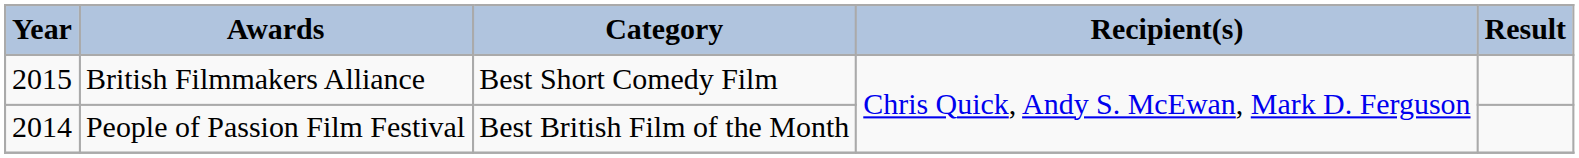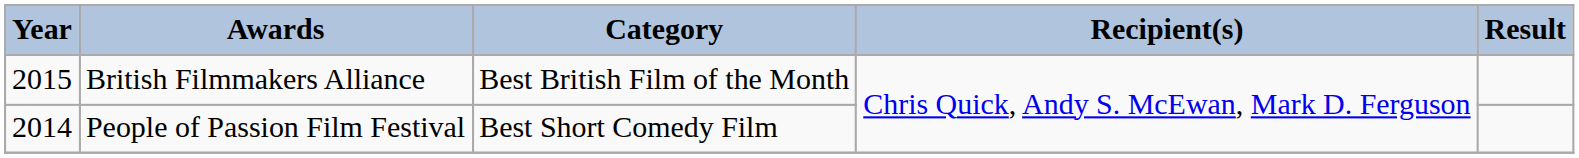(628, 78) Best Short Comedy Film -> (664, 78) Best British Film of the Month
(664, 128) Best British Film of the Month -> (628, 128) Best Short Comedy Film
